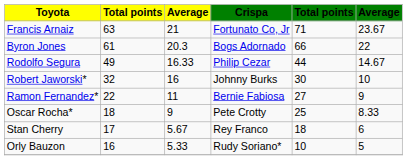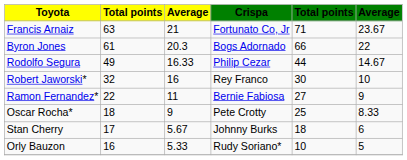(245, 79) Johnny Burks -> (241, 79) Rey Franco
(241, 130) Rey Franco -> (245, 130) Johnny Burks
